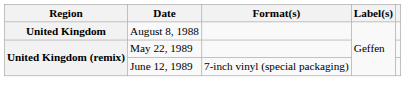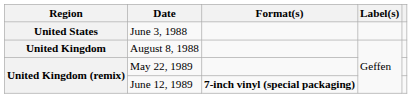+ row: (159, 31)
(276, 66) normal -> (279, 84) bold
